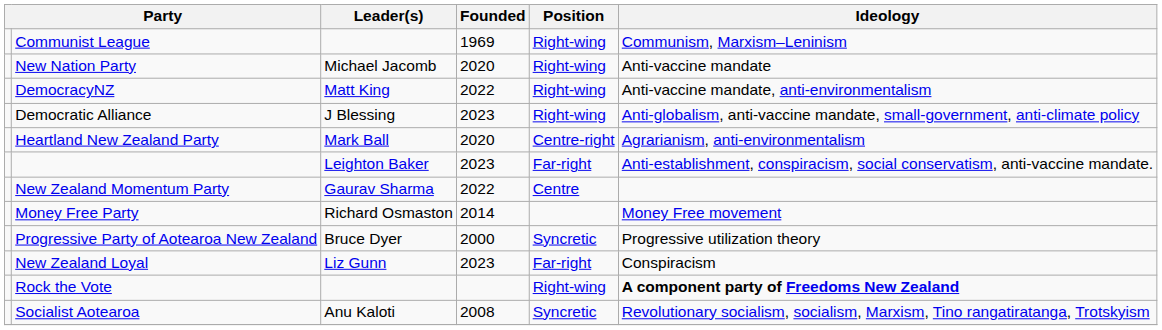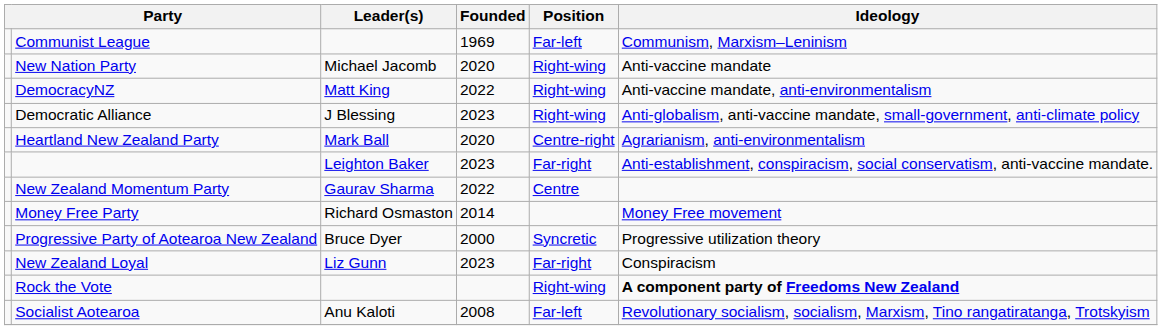(569, 41) Right-wing -> (557, 41) Far-left
(565, 312) Syncretic -> (557, 312) Far-left
